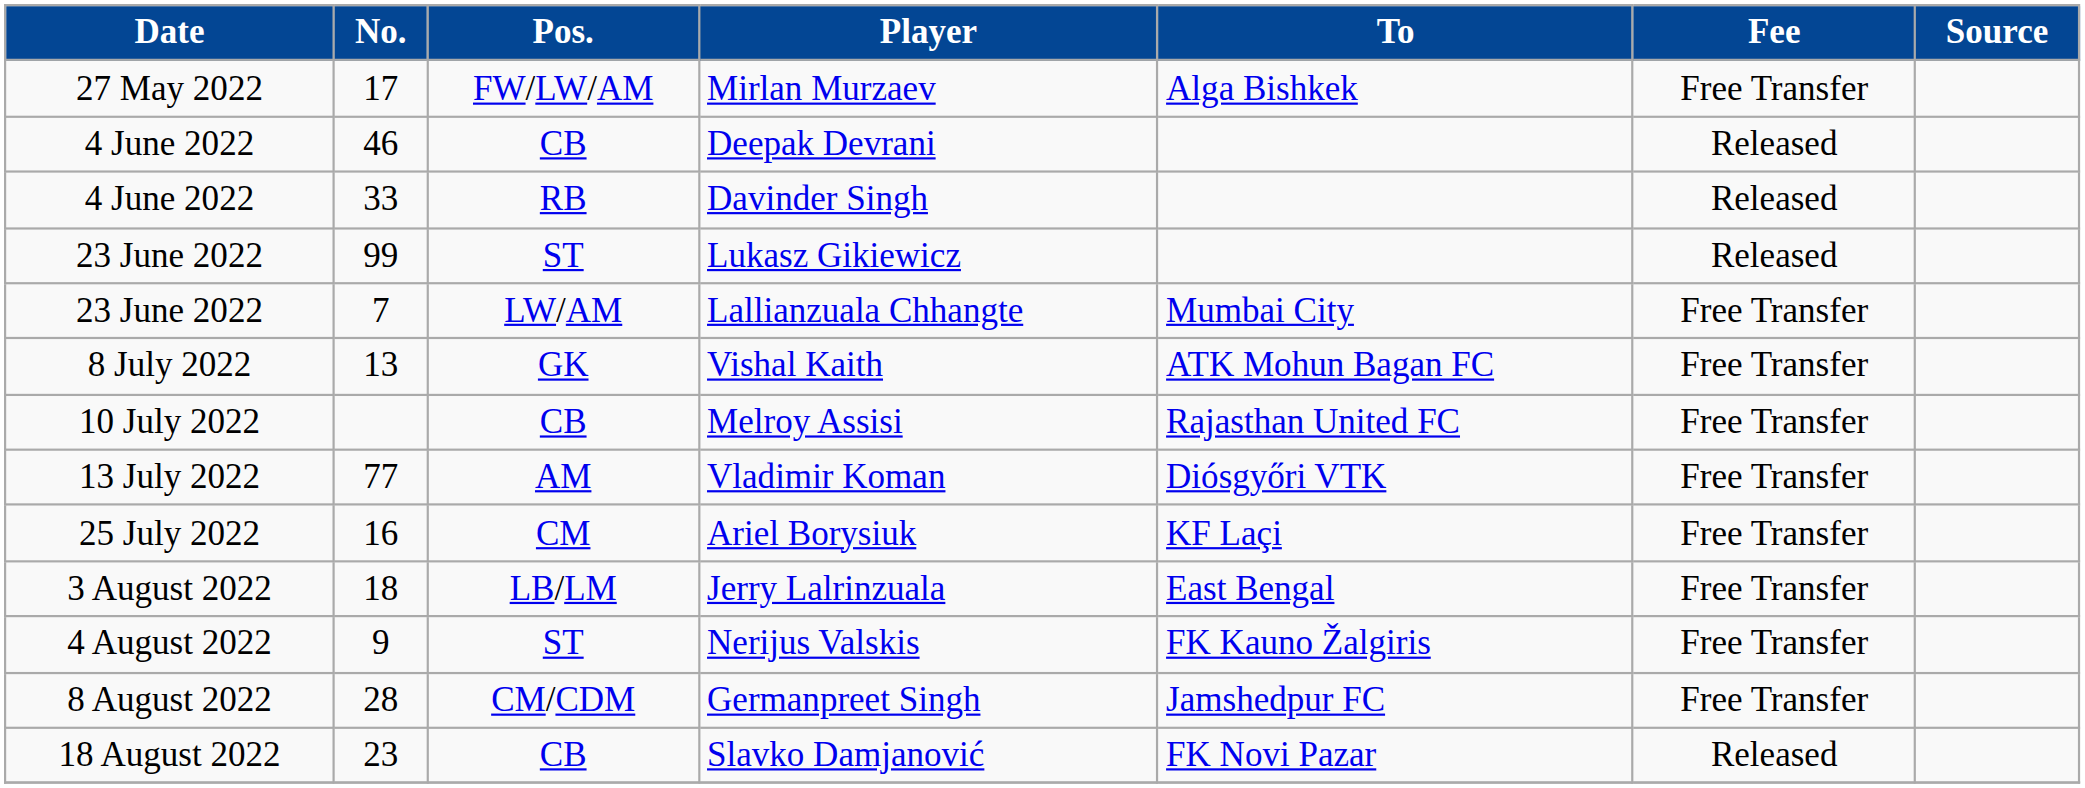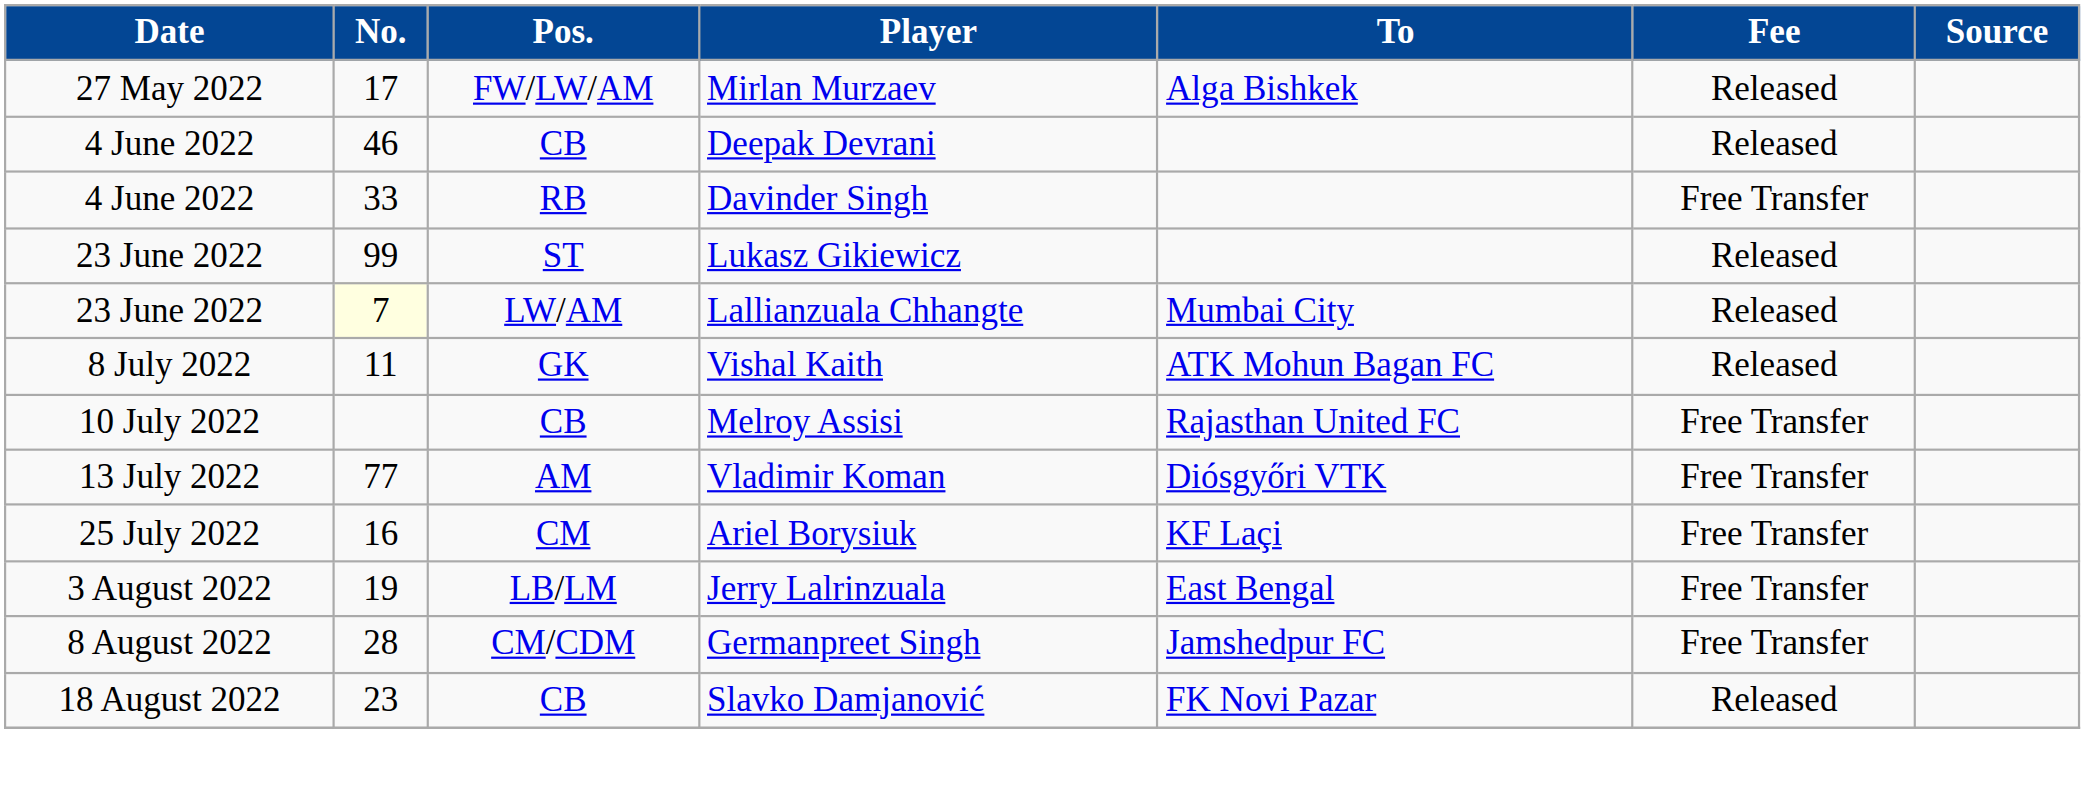(1774, 87) Free Transfer -> (1774, 87) Released
(1774, 198) Released -> (1774, 198) Free Transfer
(381, 310) no background -> (381, 310) lightyellow background
(1774, 310) Free Transfer -> (1774, 310) Released
(381, 365) 13 -> (381, 365) 11
(1774, 365) Free Transfer -> (1774, 365) Released
(381, 587) 18 -> (381, 587) 19
- row: (813, 643)
